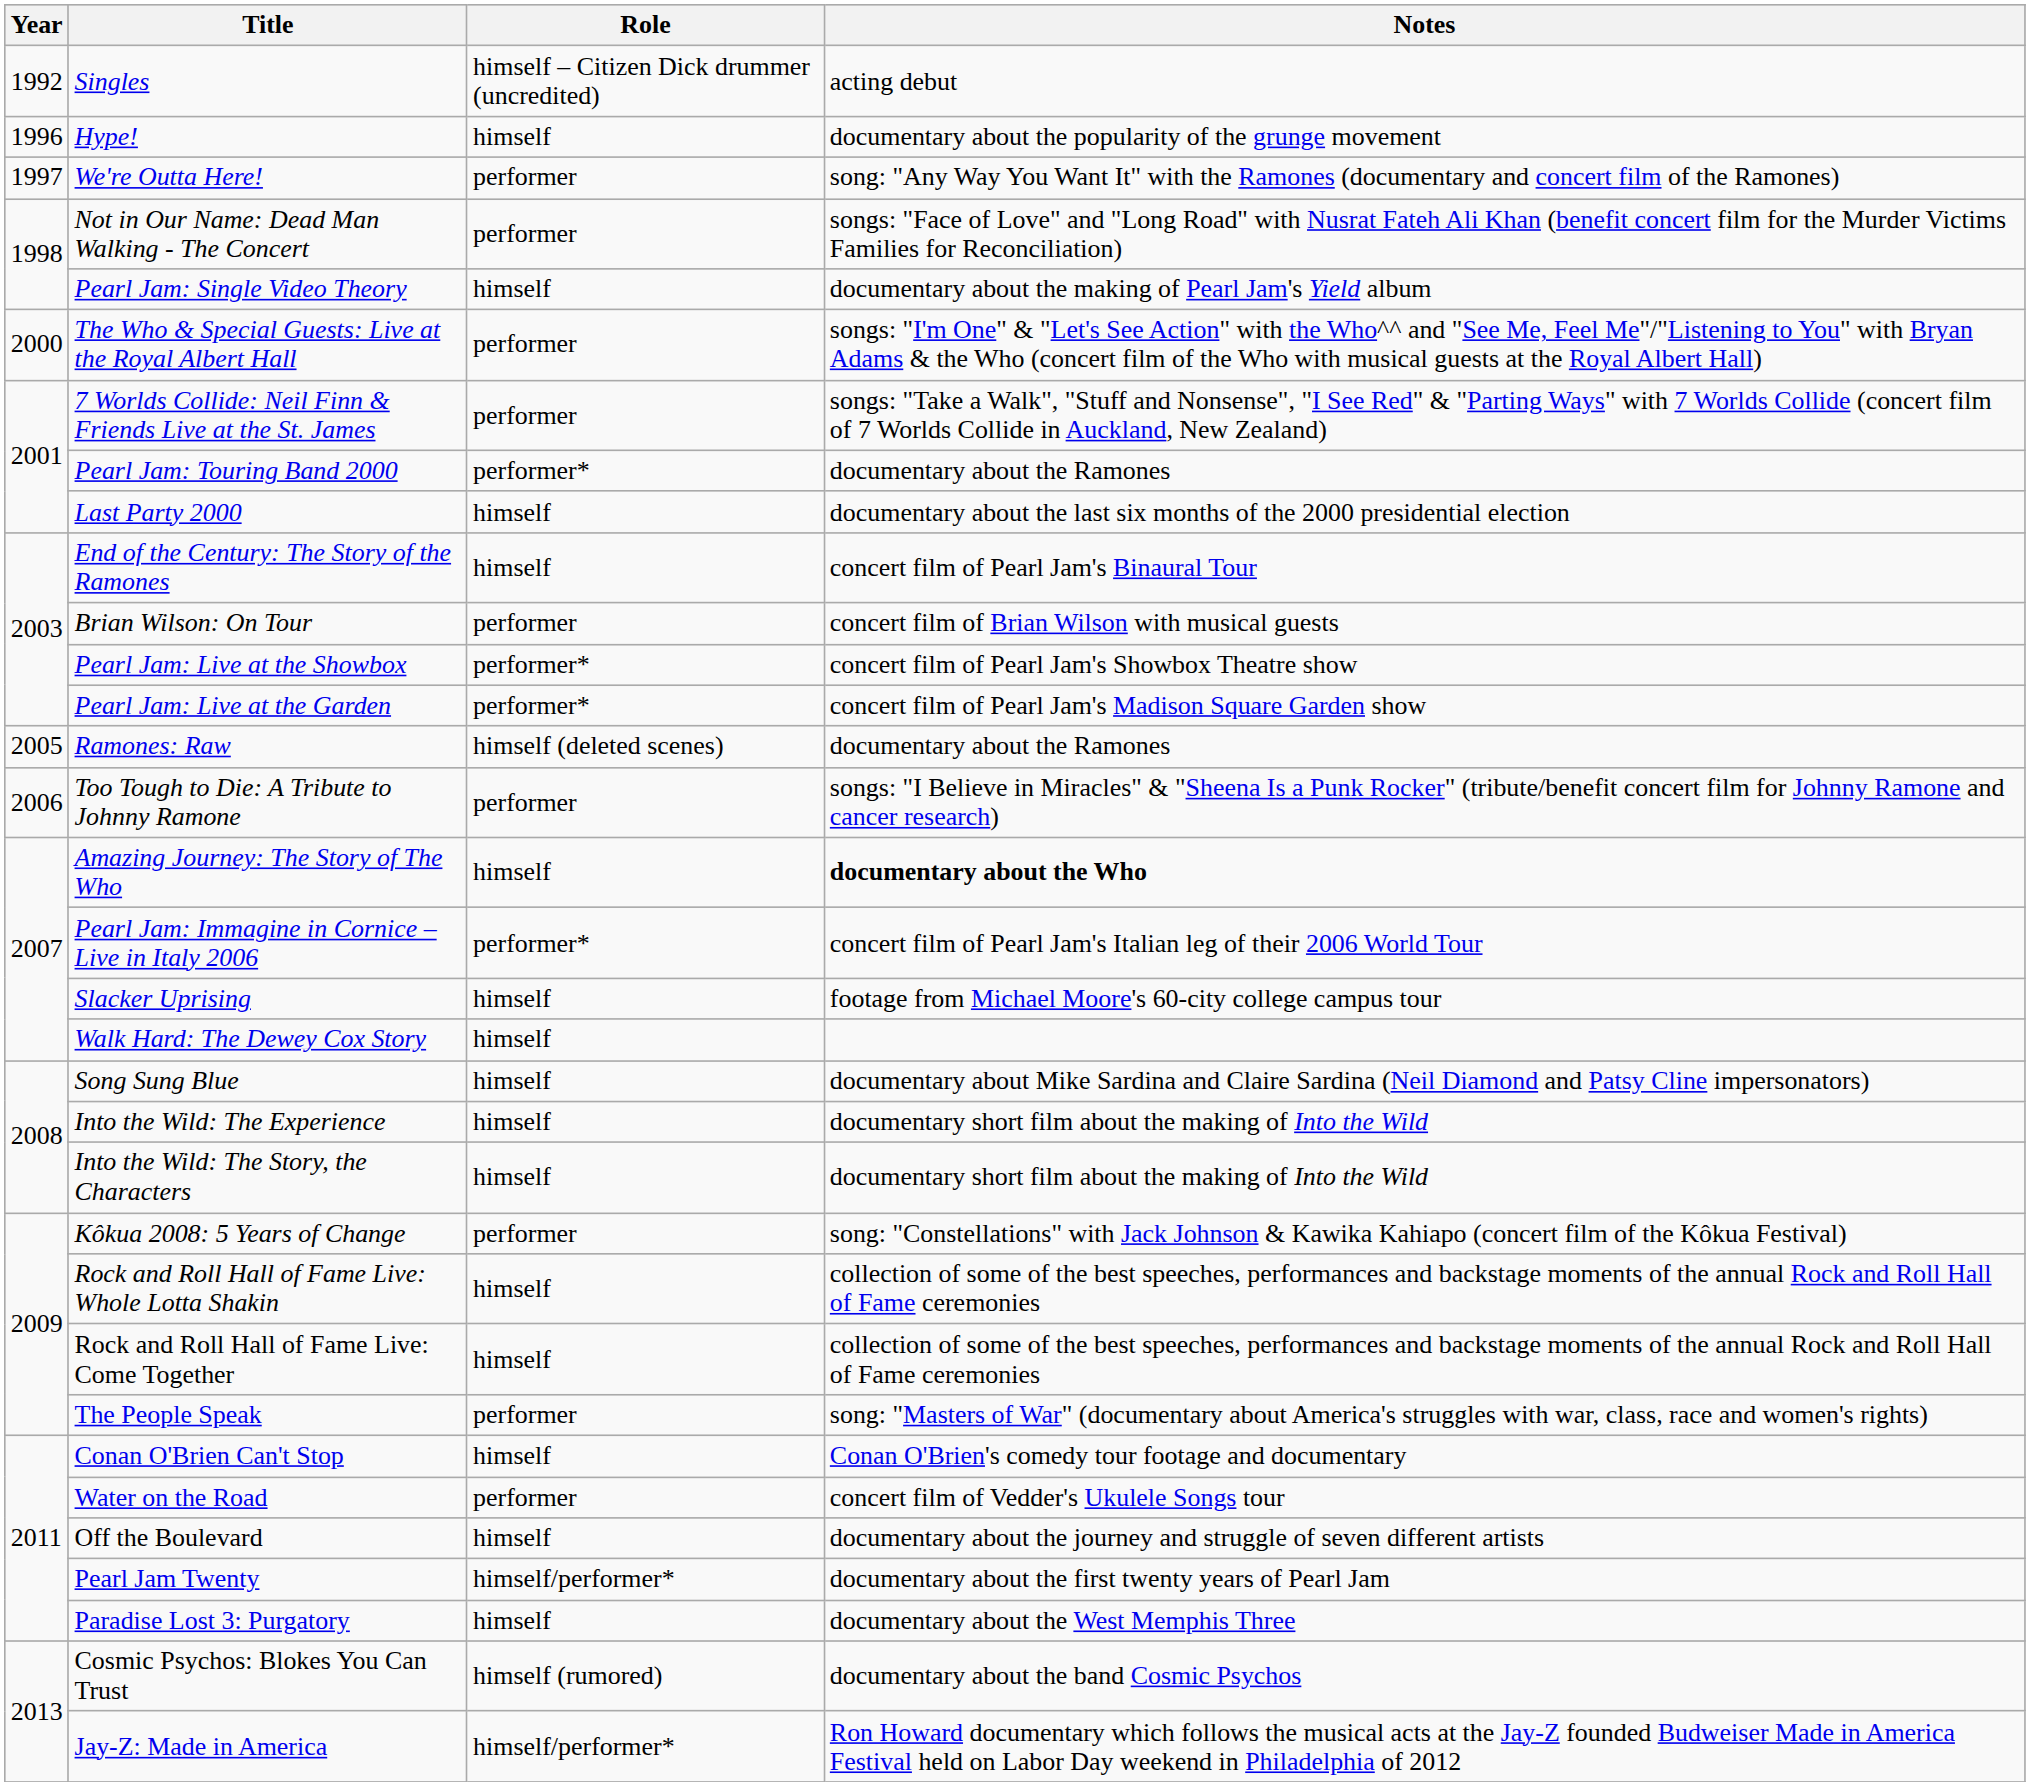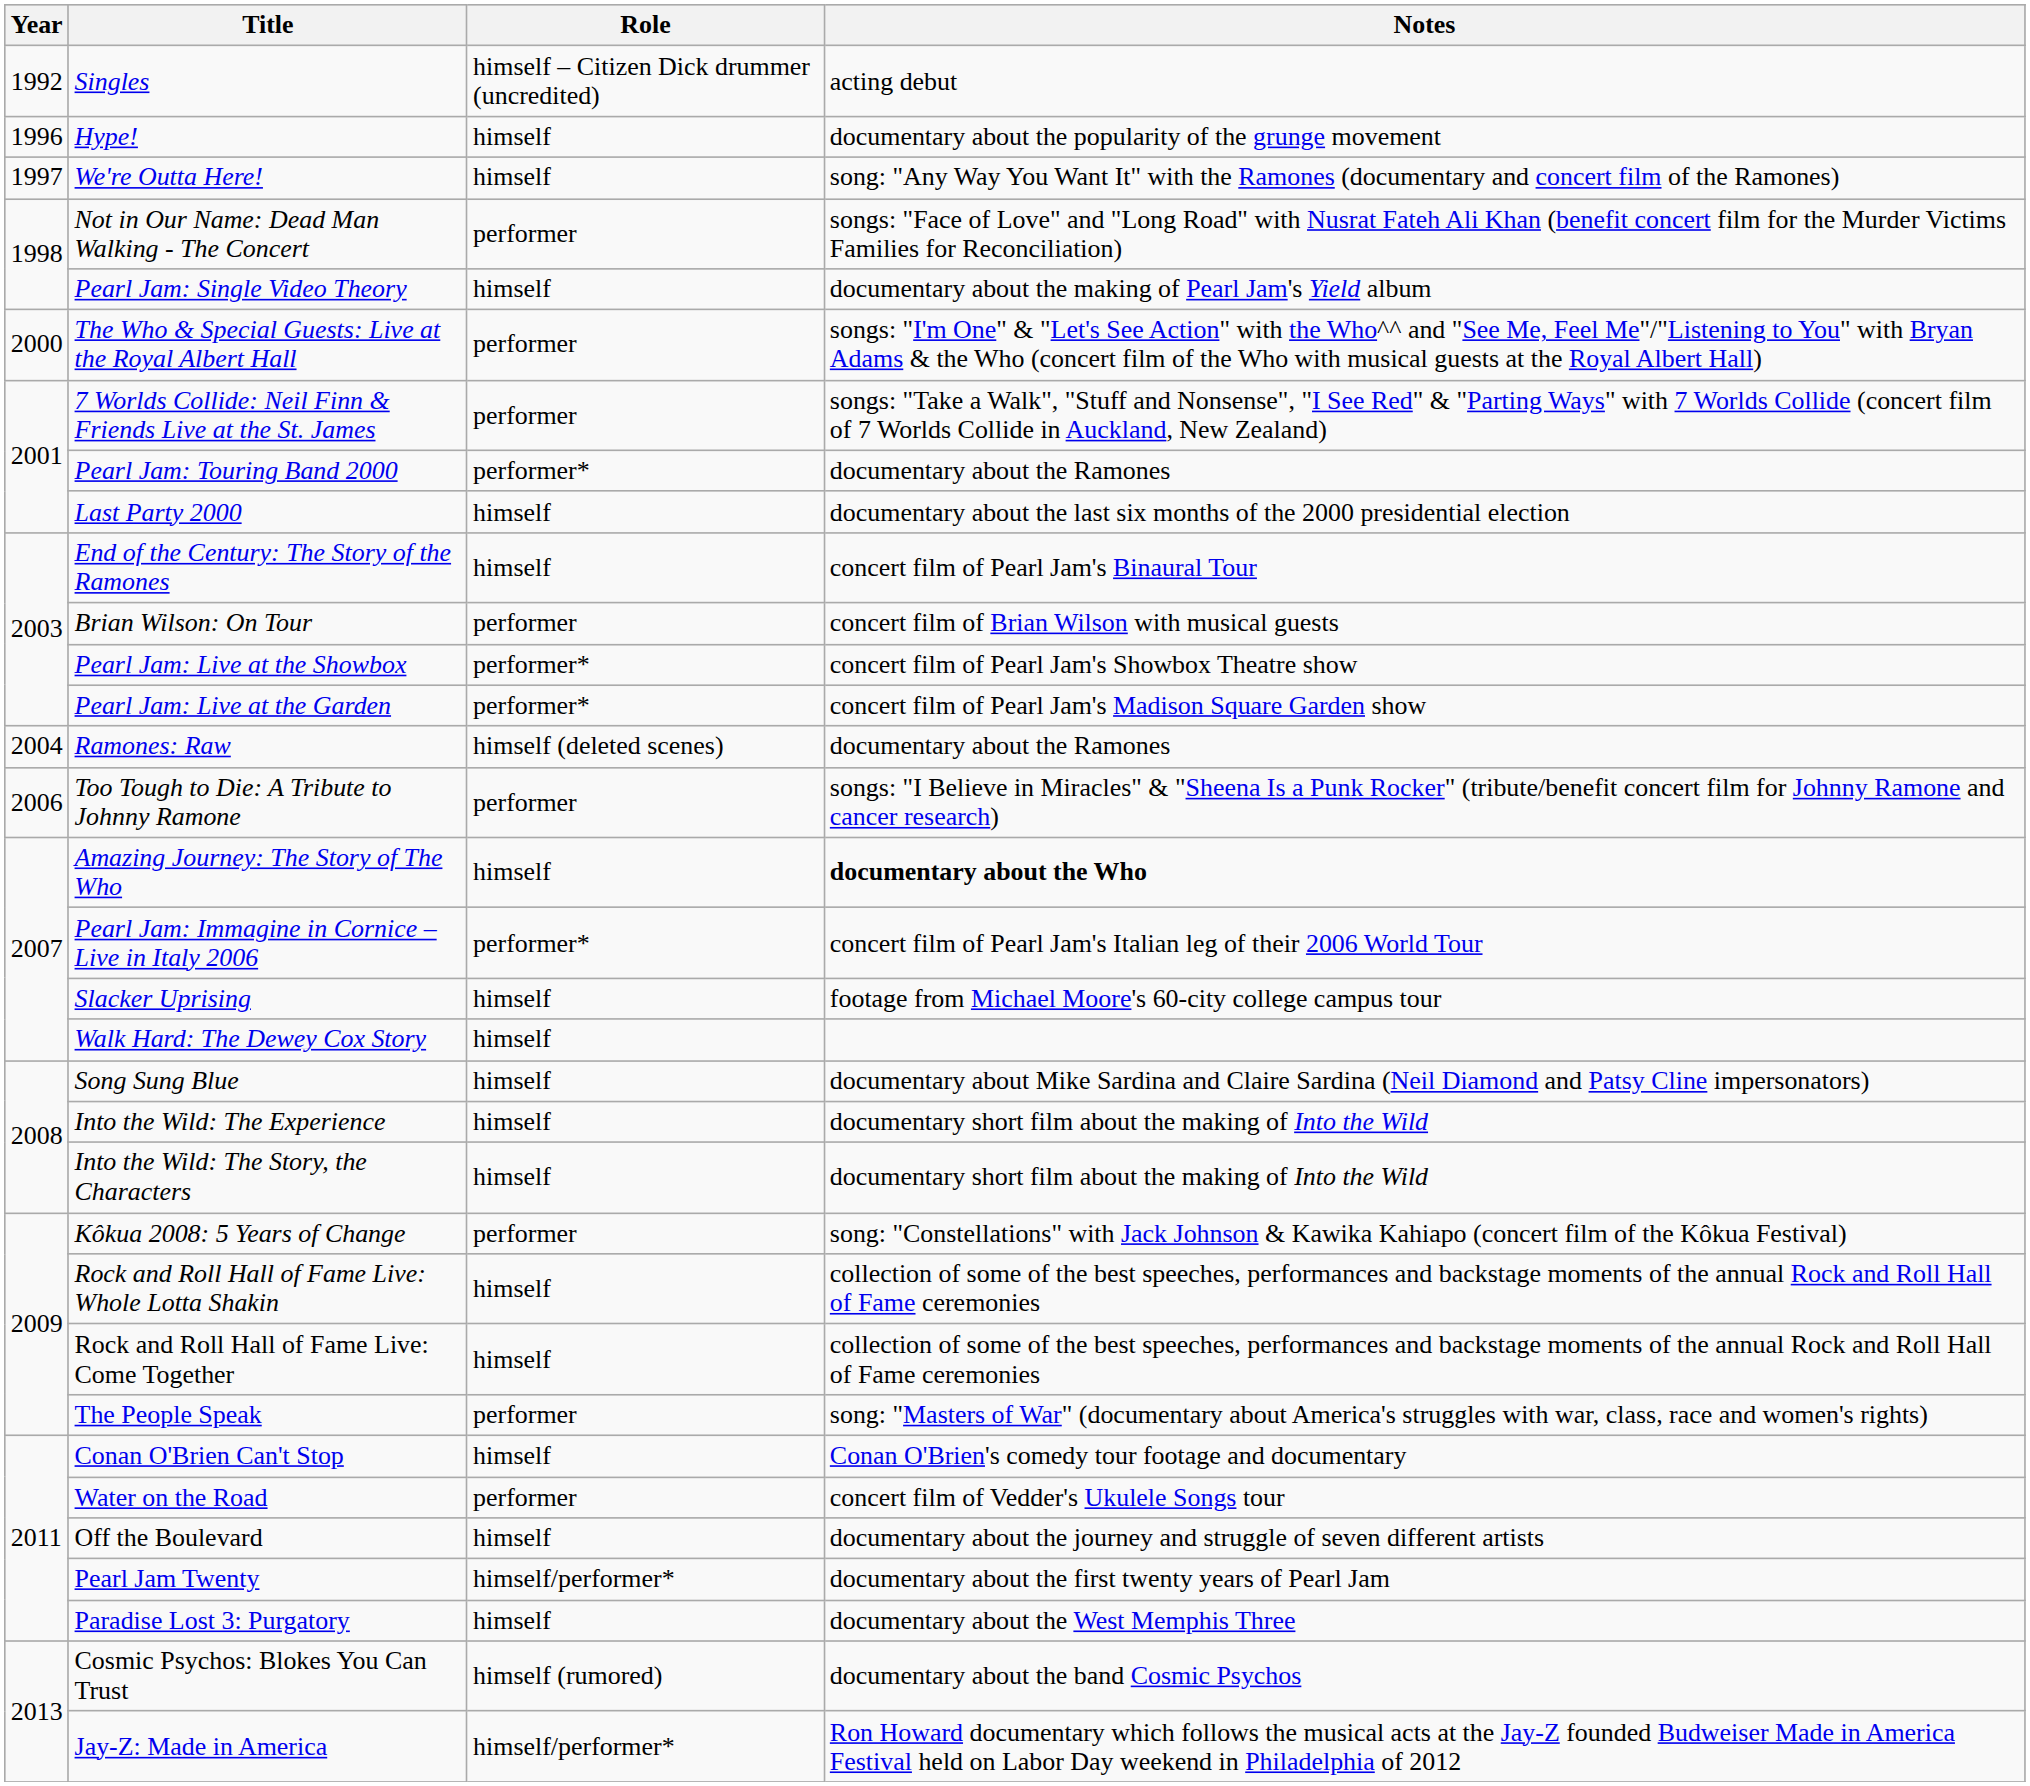(525, 177) performer -> (512, 177) himself
(37, 746) 2005 -> (37, 746) 2004
